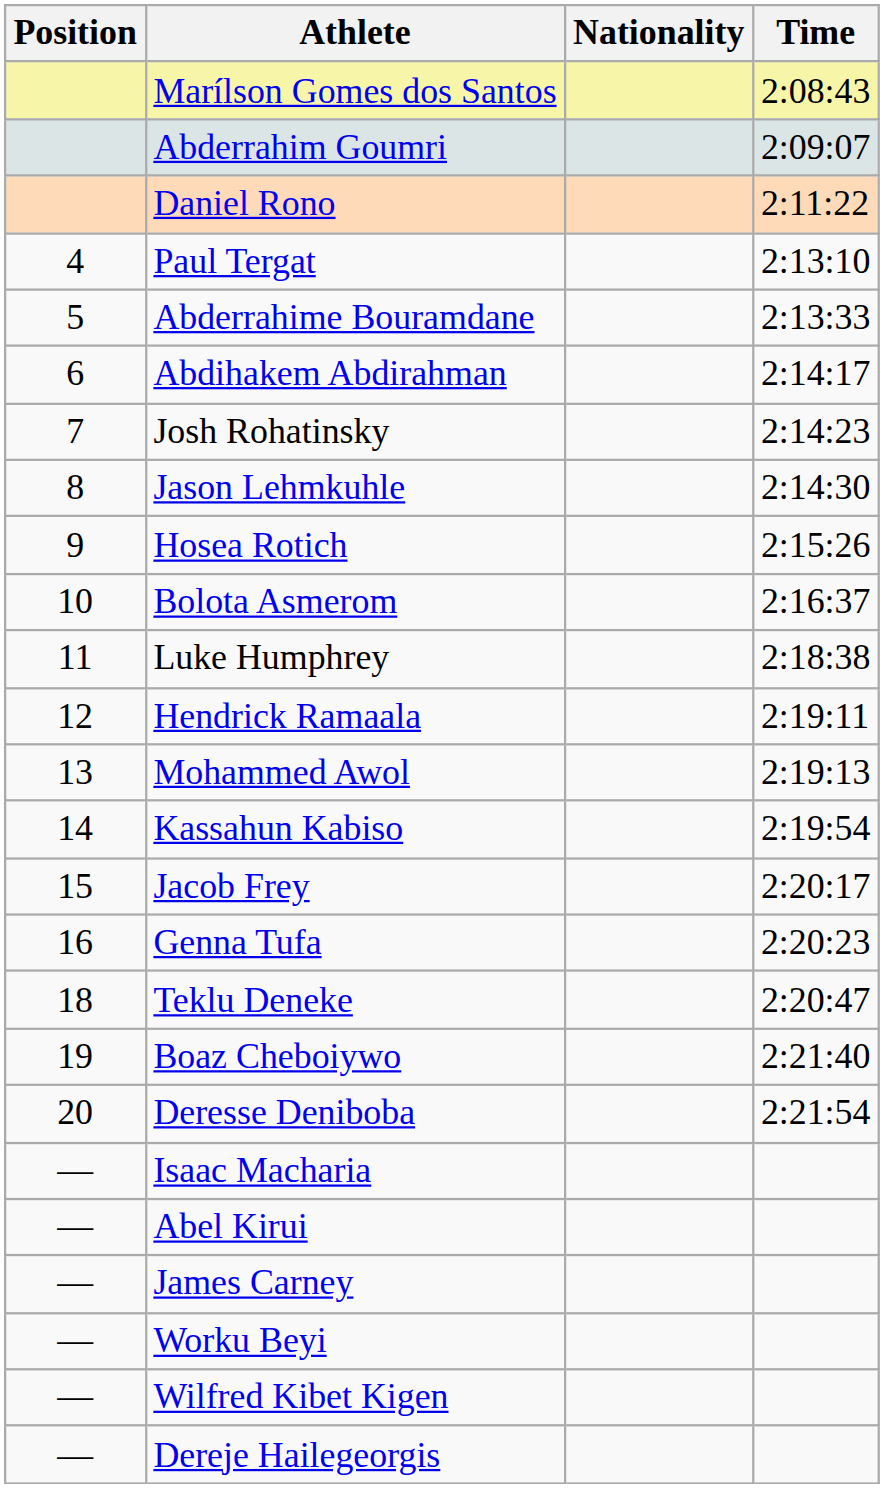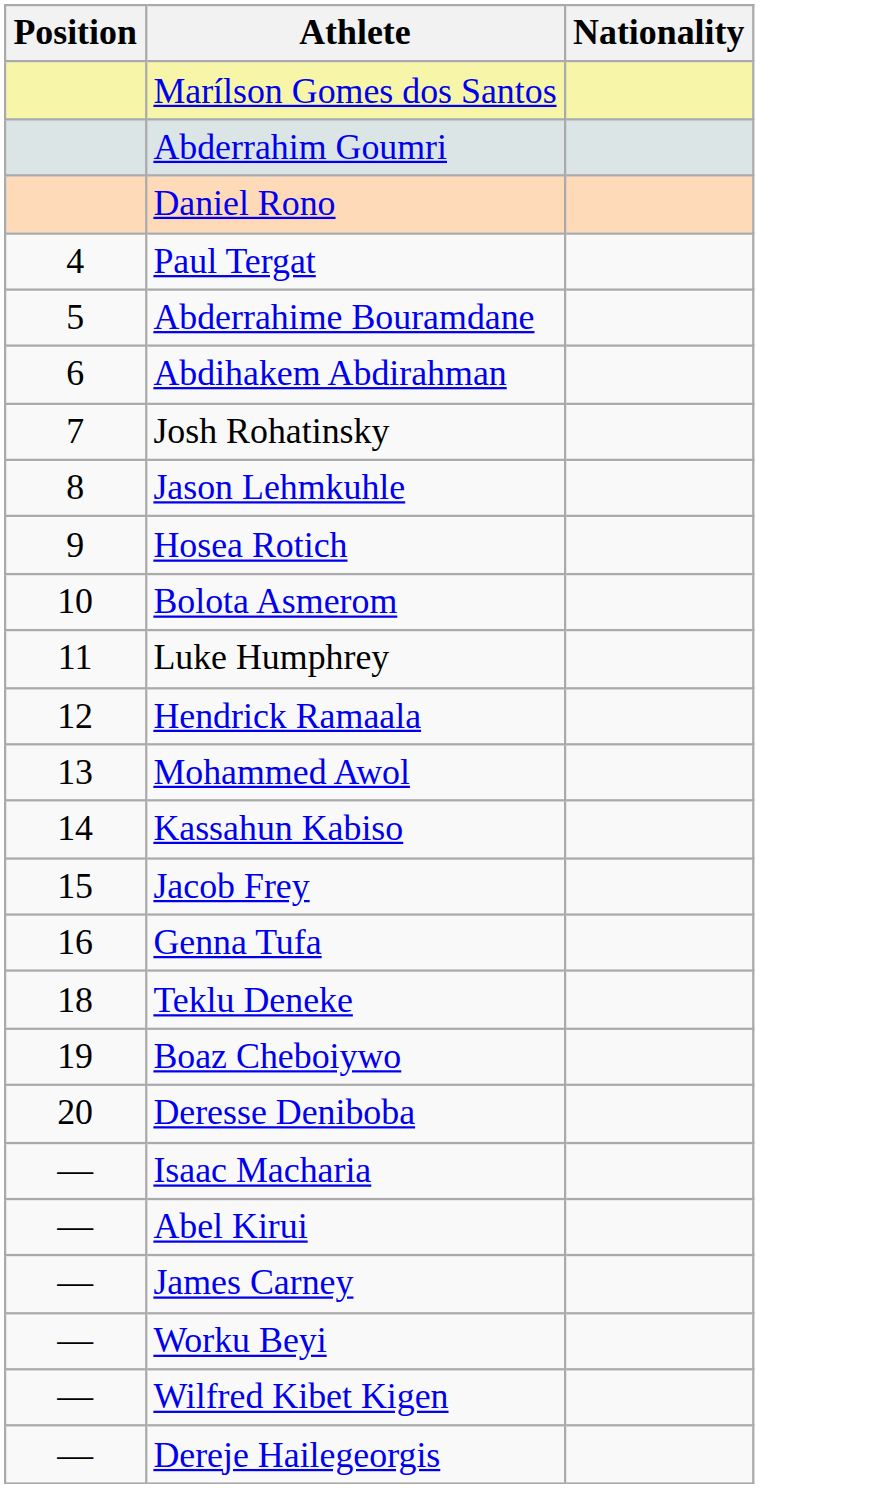- column: (816, 32)
